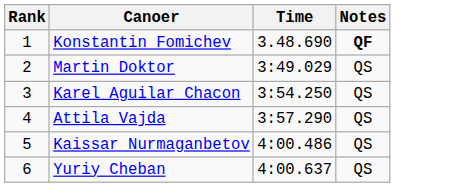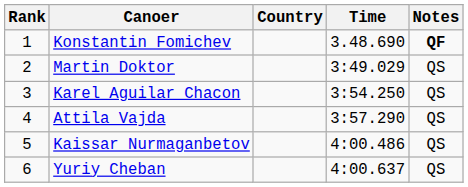+ column: (290, 17)
